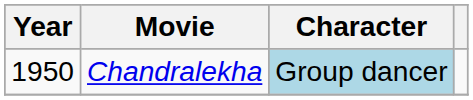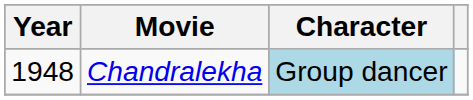(43, 71) 1950 -> (43, 71) 1948
